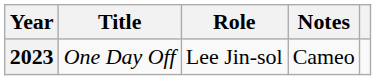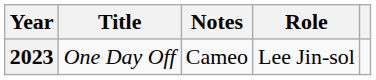columns swapped: (234, 21) <-> (324, 21)
